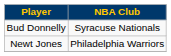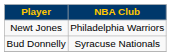rows swapped: (36, 43) <-> (36, 28)
